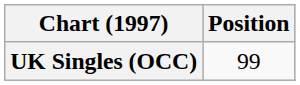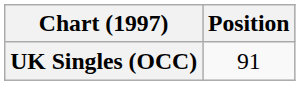(249, 60) 99 -> (249, 60) 91
